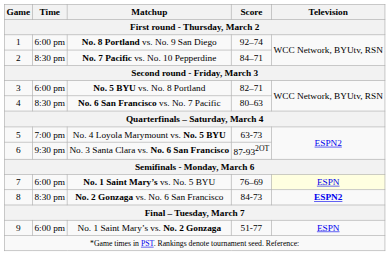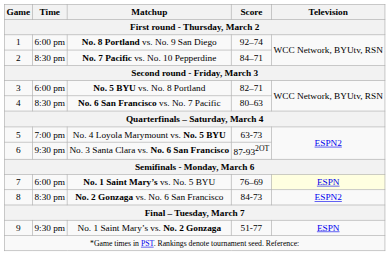(328, 197) bold -> (328, 197) normal
(50, 228) 6:00 pm -> (50, 228) 9:30 pm
